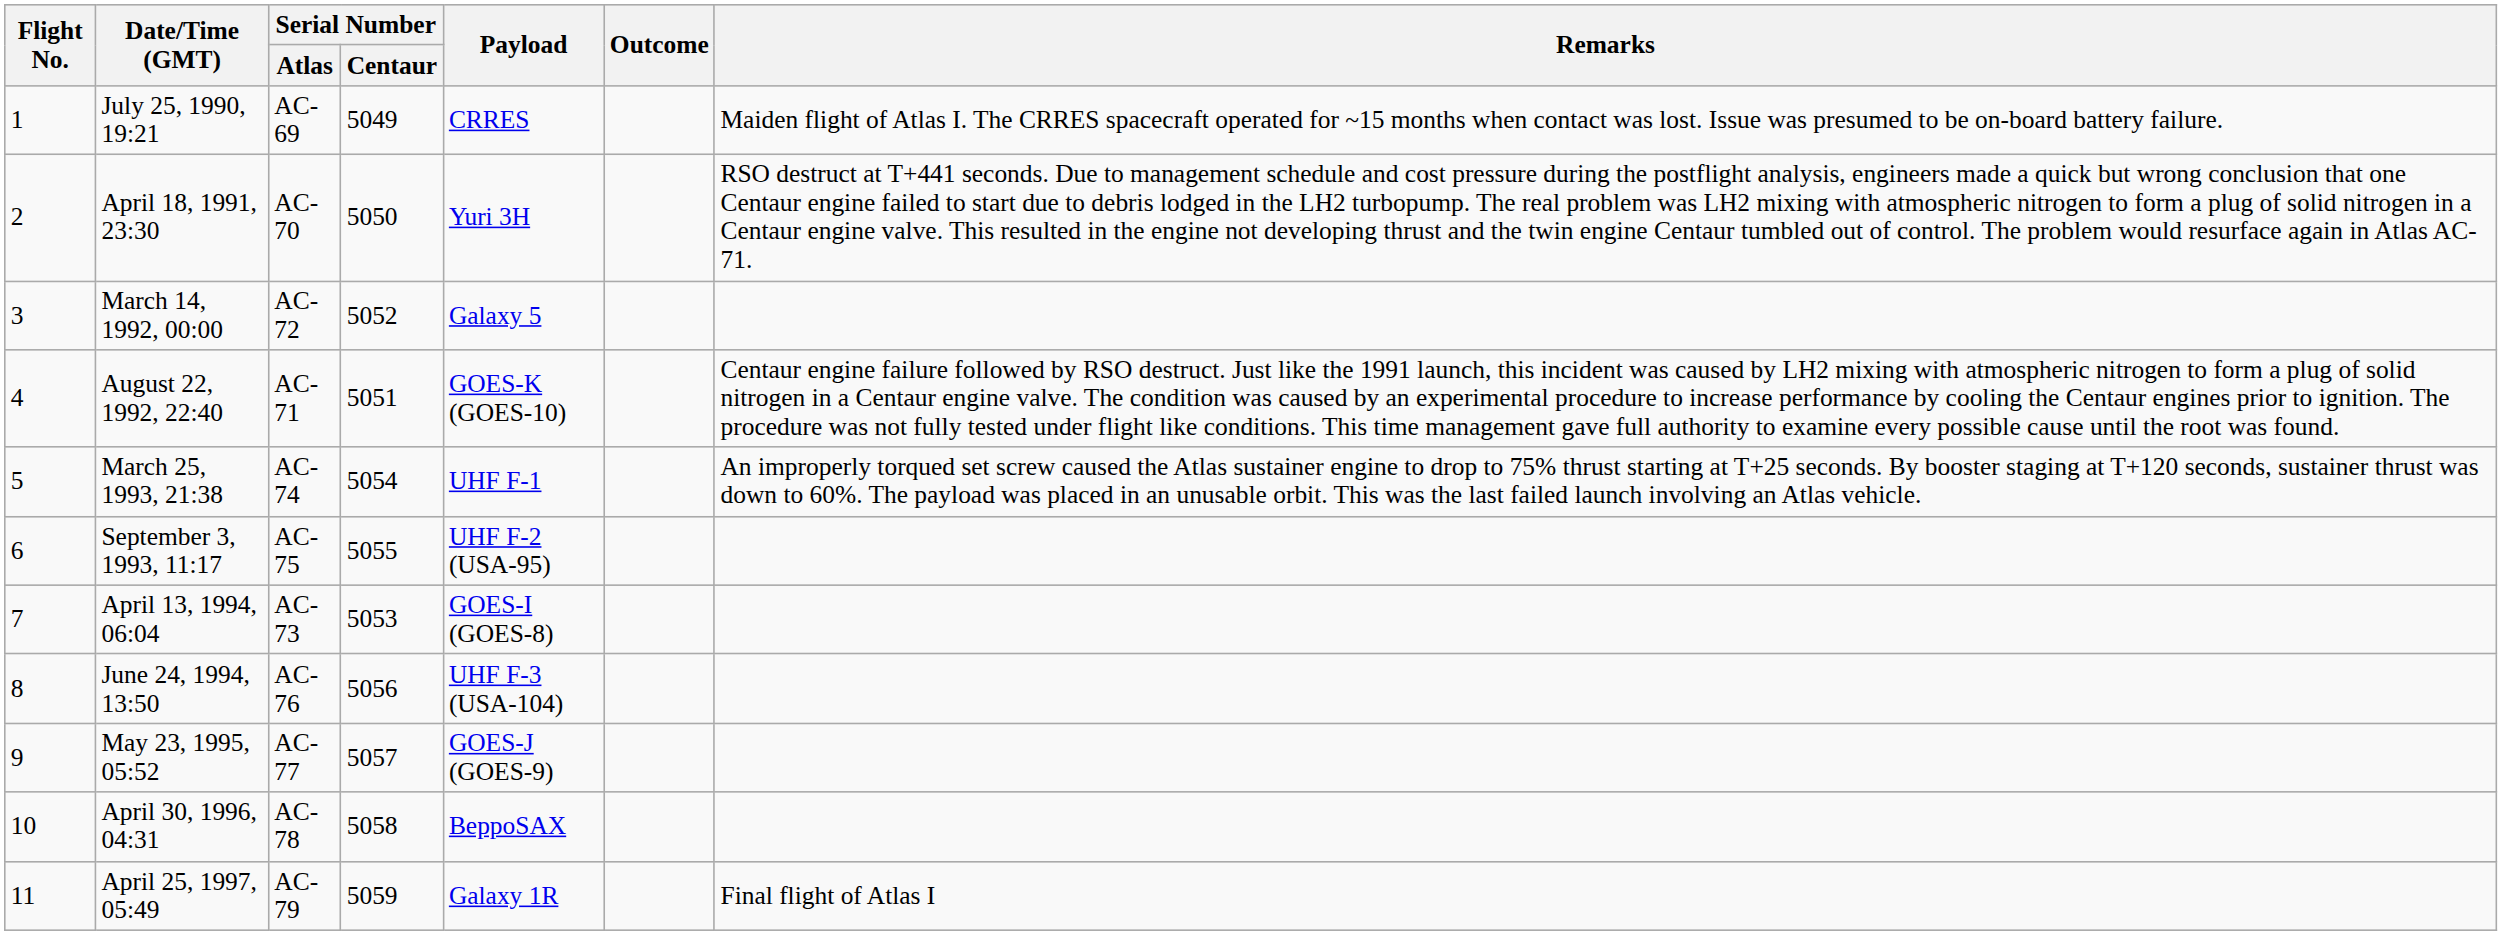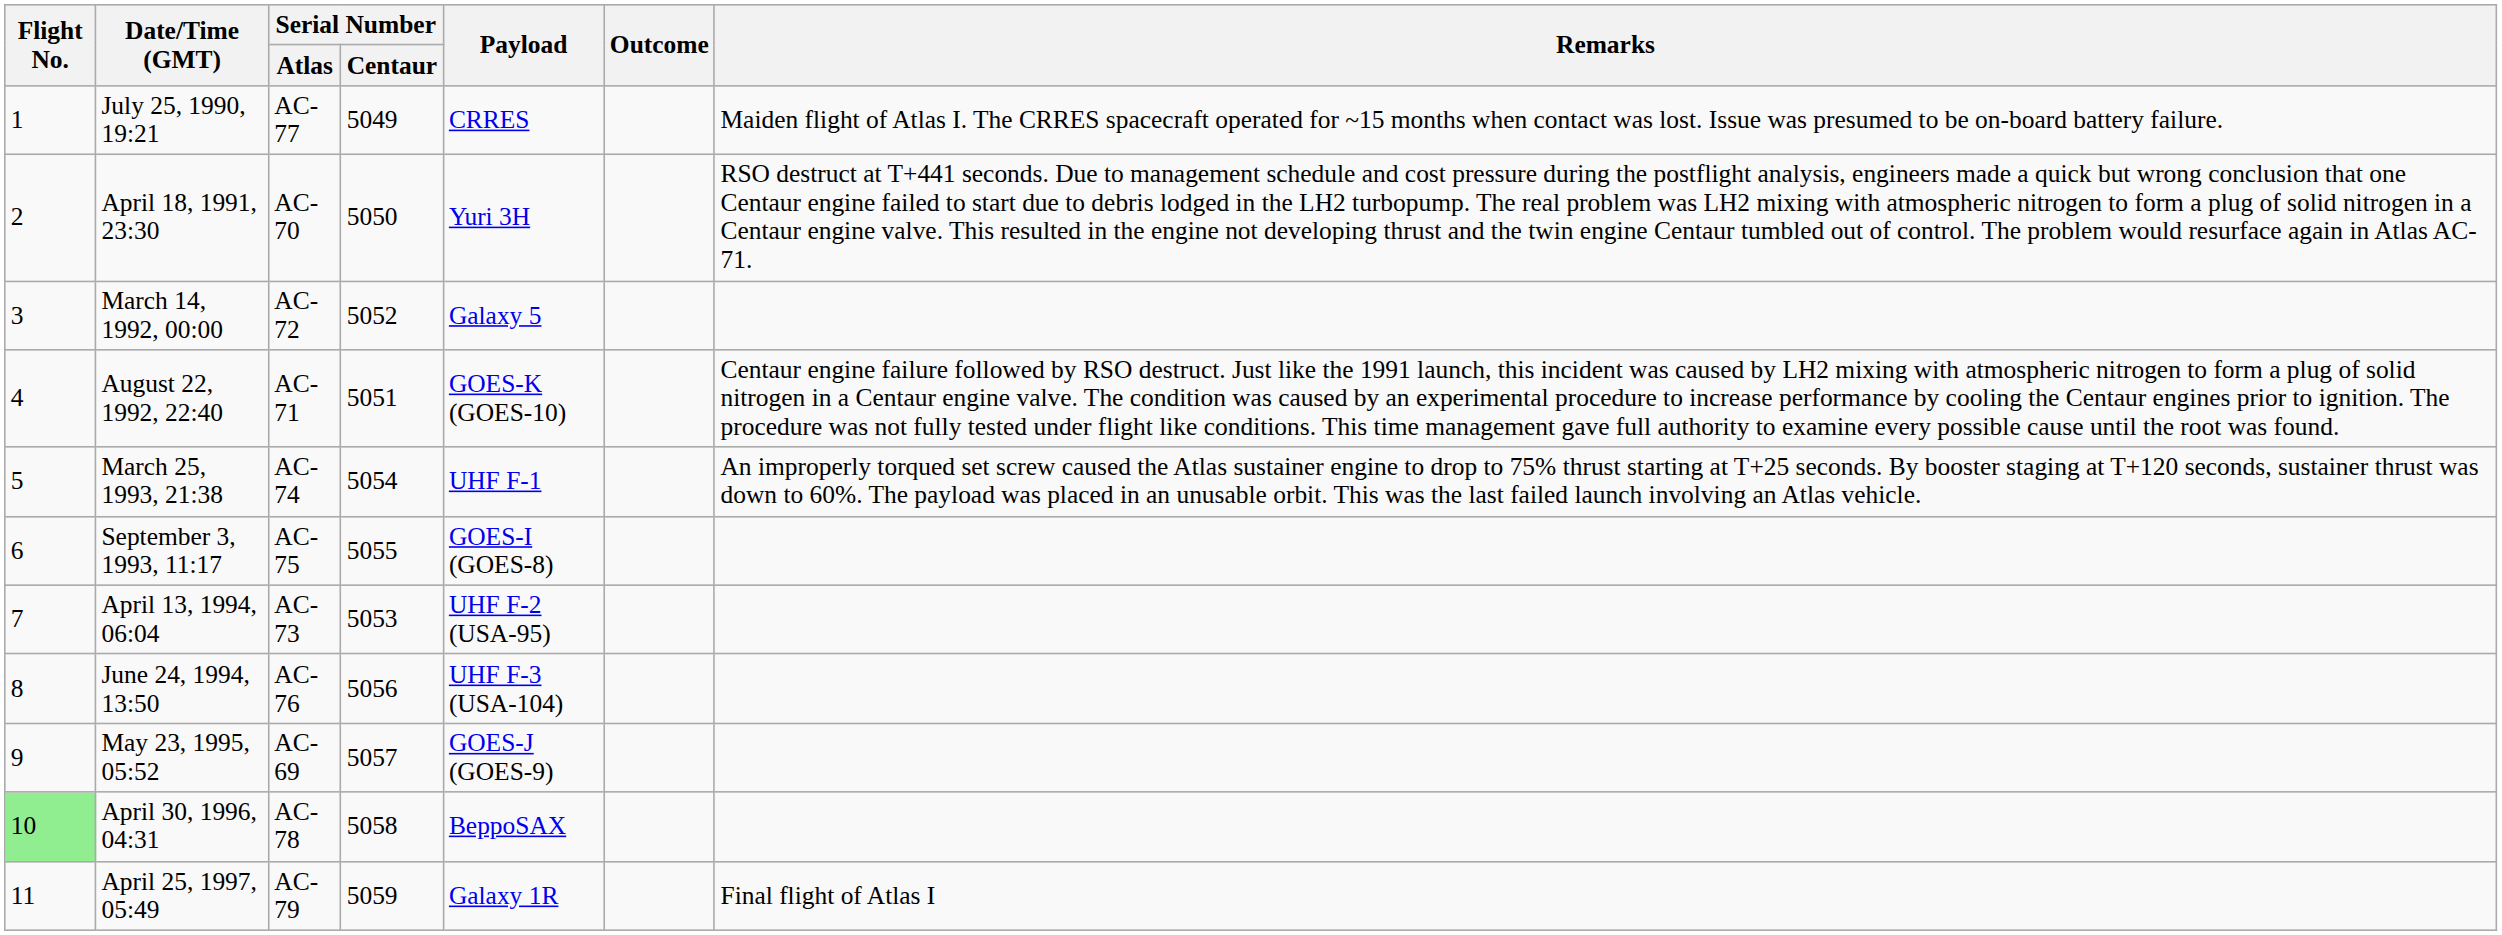(296, 119) AC-69 -> (296, 119) AC-77
(500, 550) UHF F-2 (USA-95) -> (501, 550) GOES-I (GOES-8)
(501, 619) GOES-I (GOES-8) -> (500, 619) UHF F-2 (USA-95)
(296, 757) AC-77 -> (296, 757) AC-69
(23, 826) no background -> (23, 826) lightgreen background
